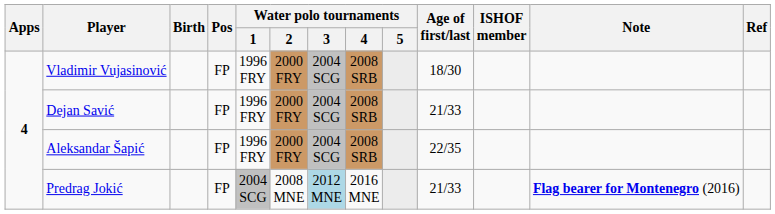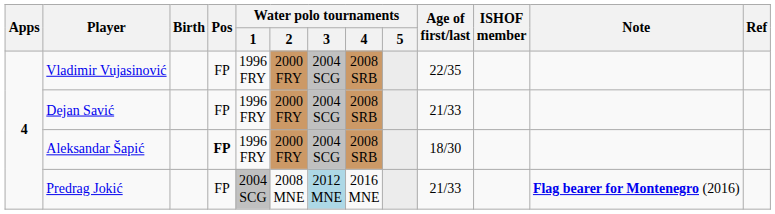(445, 70) 18/30 -> (445, 70) 22/35
(222, 149) normal -> (222, 149) bold
(445, 149) 22/35 -> (445, 149) 18/30
